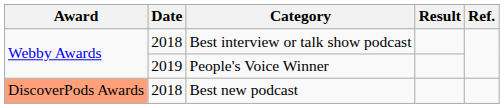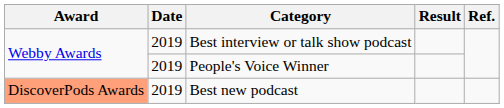(167, 41) 2018 -> (167, 41) 2019
(167, 90) 2018 -> (167, 90) 2019
